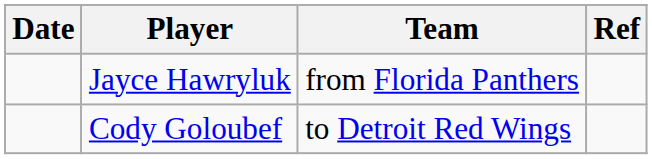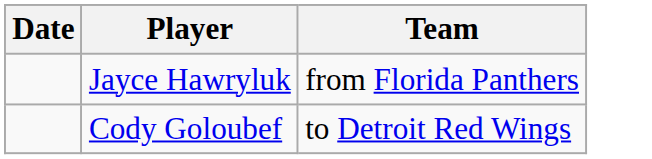- column: (617, 29)
